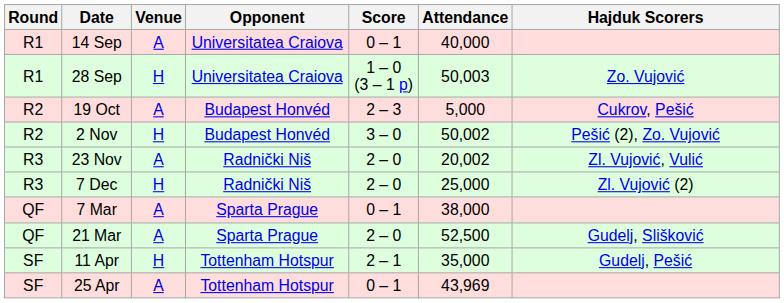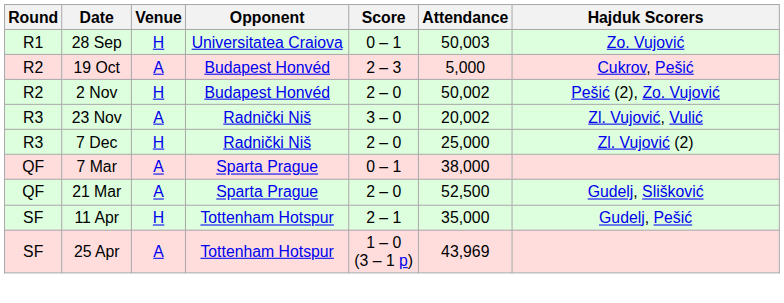- row: (97, 42)
(384, 76) 1 – 0 (3 – 1 p) -> (384, 42) 0 – 1
(384, 135) 3 – 0 -> (384, 92) 2 – 0
(384, 160) 2 – 0 -> (384, 117) 3 – 0
(384, 285) 0 – 1 -> (384, 251) 1 – 0 (3 – 1 p)
